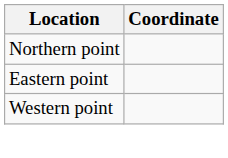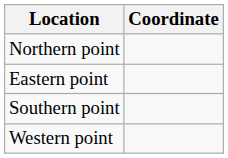+ row: (64, 108)
